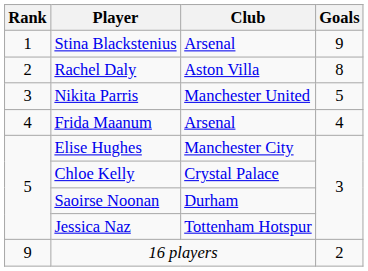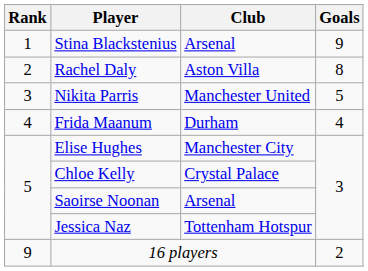(210, 122) Arsenal -> (211, 122) Durham
(211, 200) Durham -> (210, 200) Arsenal
